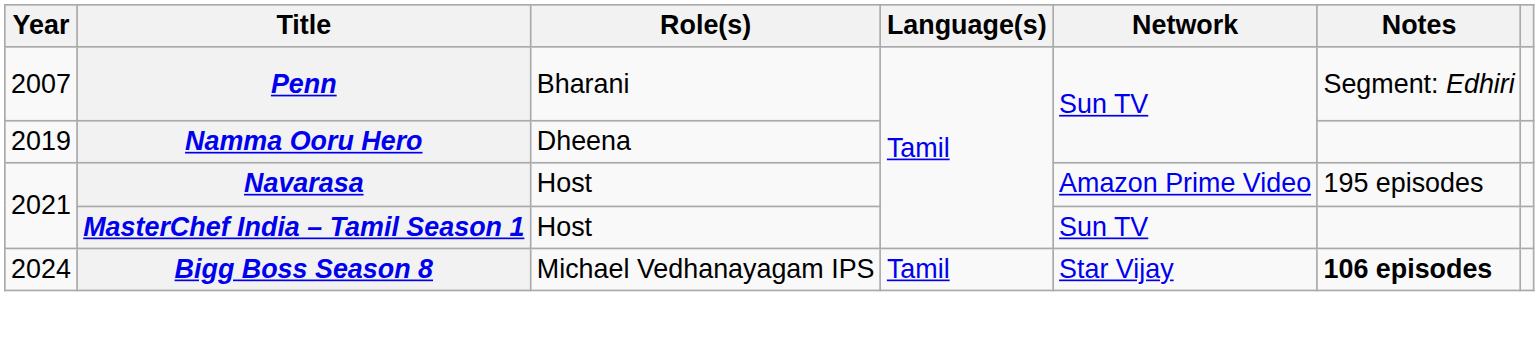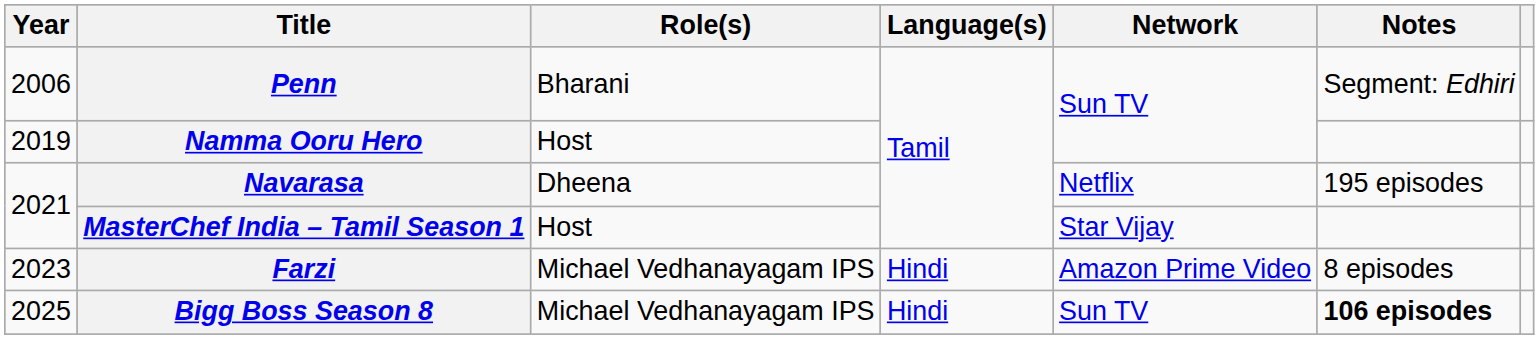(41, 83) 2007 -> (41, 83) 2006
(584, 141) Dheena -> (564, 141) Host
(564, 183) Host -> (584, 183) Dheena
(1185, 183) Amazon Prime Video -> (1096, 183) Netflix
(1104, 226) Sun TV -> (1116, 226) Star Vijay
+ row: (304, 269)
(41, 269) 2024 -> (41, 311) 2025
(918, 269) Tamil -> (918, 311) Hindi
(1116, 269) Star Vijay -> (1104, 311) Sun TV
